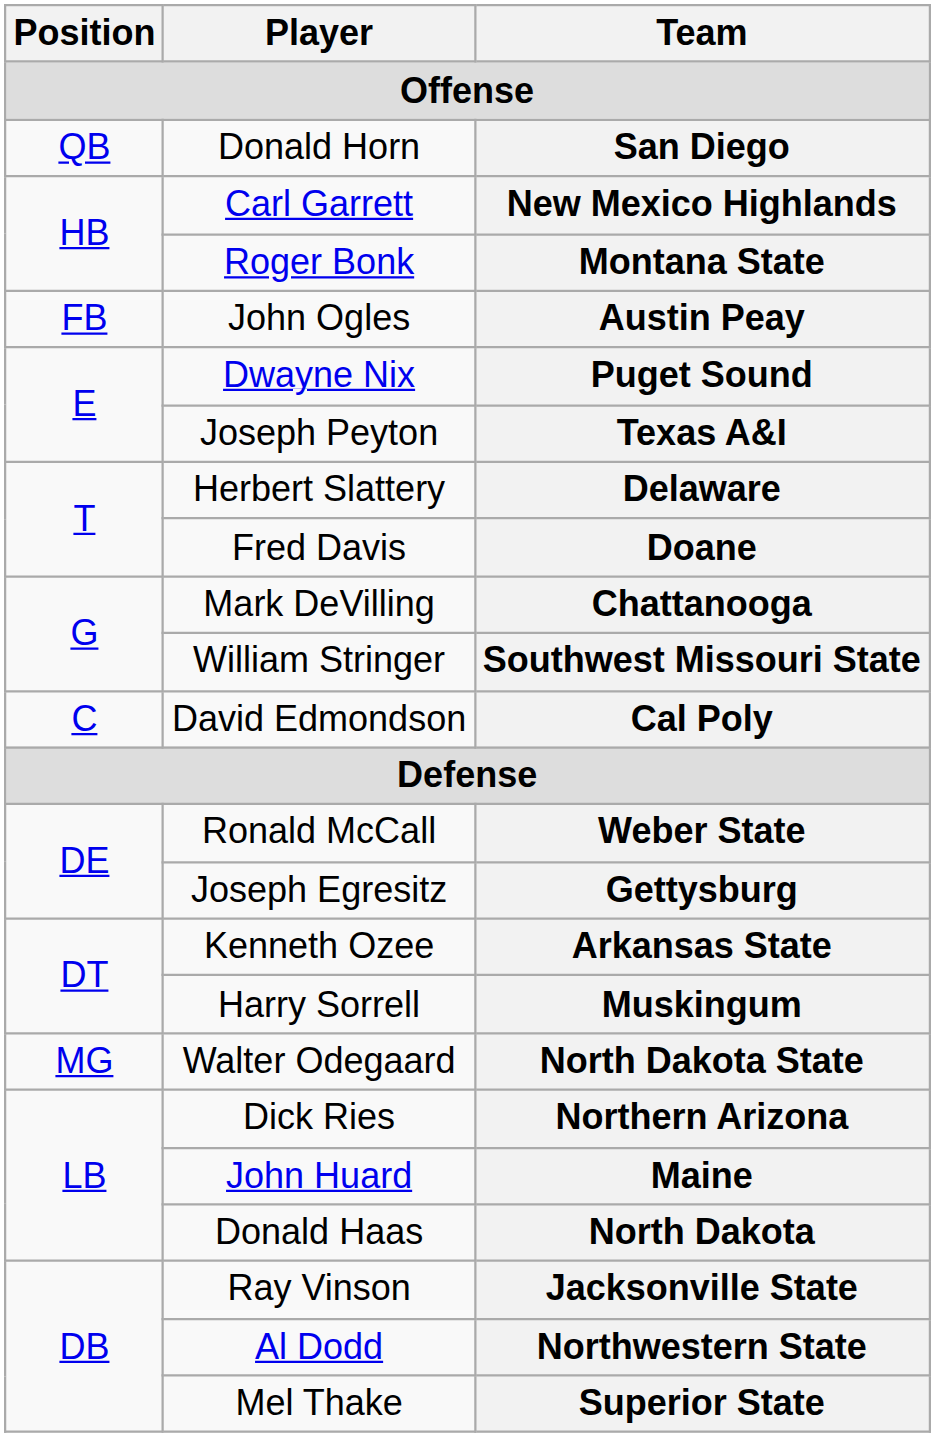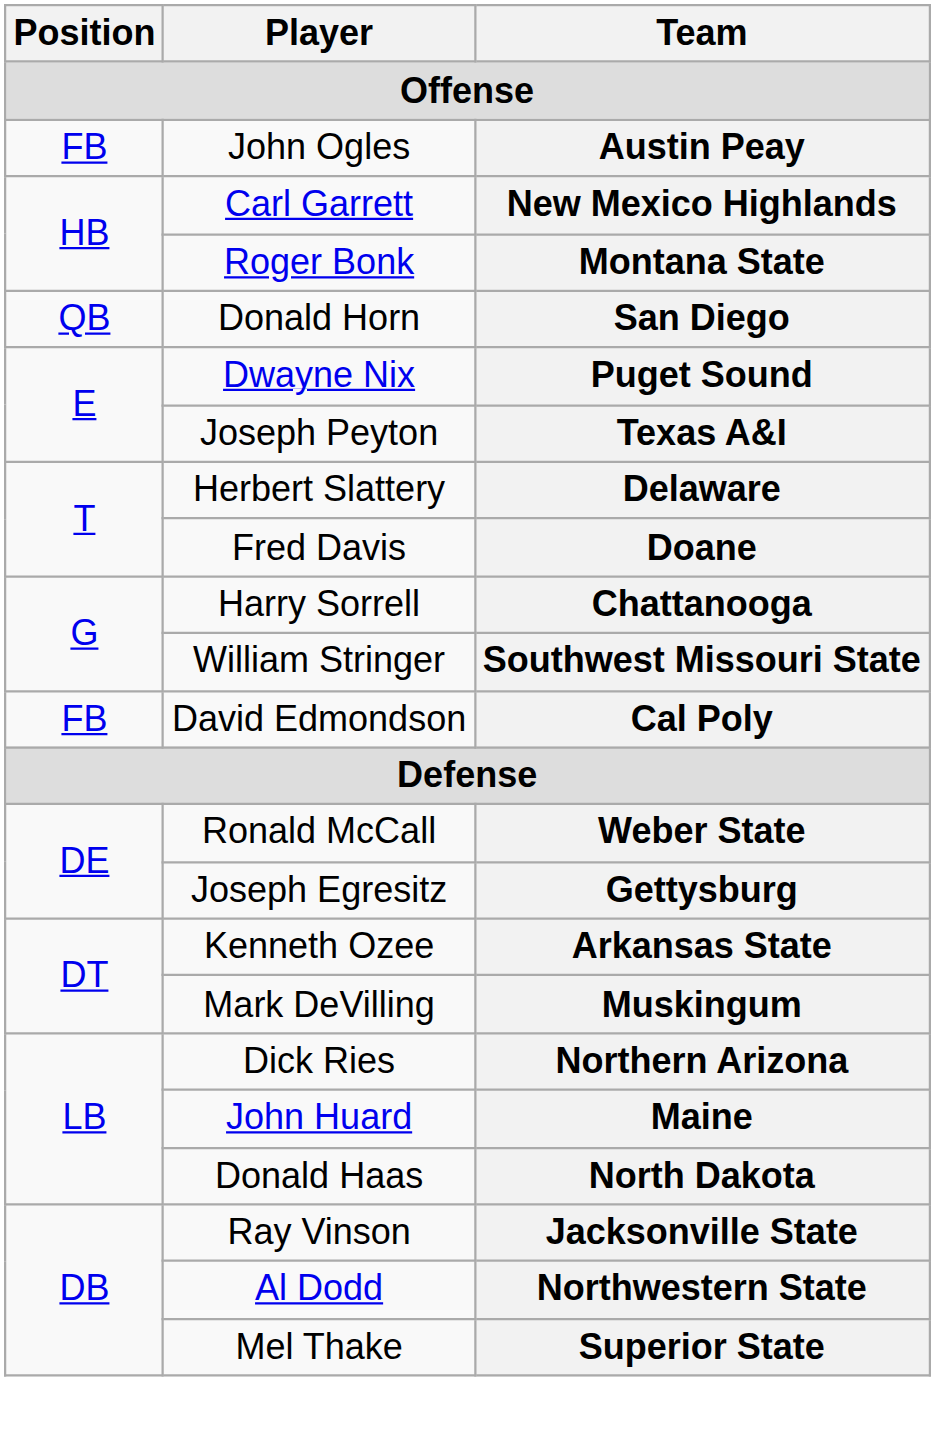rows swapped: (702, 147) <-> (702, 318)
(319, 603) Mark DeVilling -> (319, 603) Harry Sorrell
(84, 718) C -> (84, 718) FB
(319, 1003) Harry Sorrell -> (319, 1003) Mark DeVilling
- row: (702, 1060)
